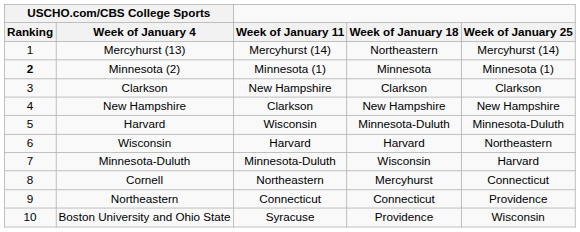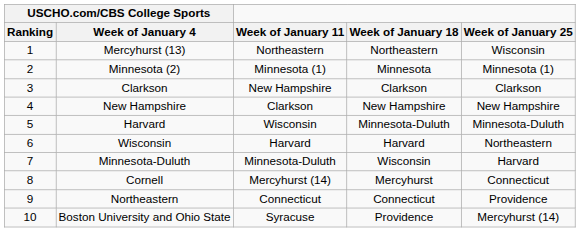(290, 50) Mercyhurst (14) -> (290, 50) Northeastern
(518, 50) Mercyhurst (14) -> (518, 50) Wisconsin
(30, 69) bold -> (30, 69) normal
(290, 180) Northeastern -> (290, 180) Mercyhurst (14)
(518, 217) Wisconsin -> (518, 217) Mercyhurst (14)
